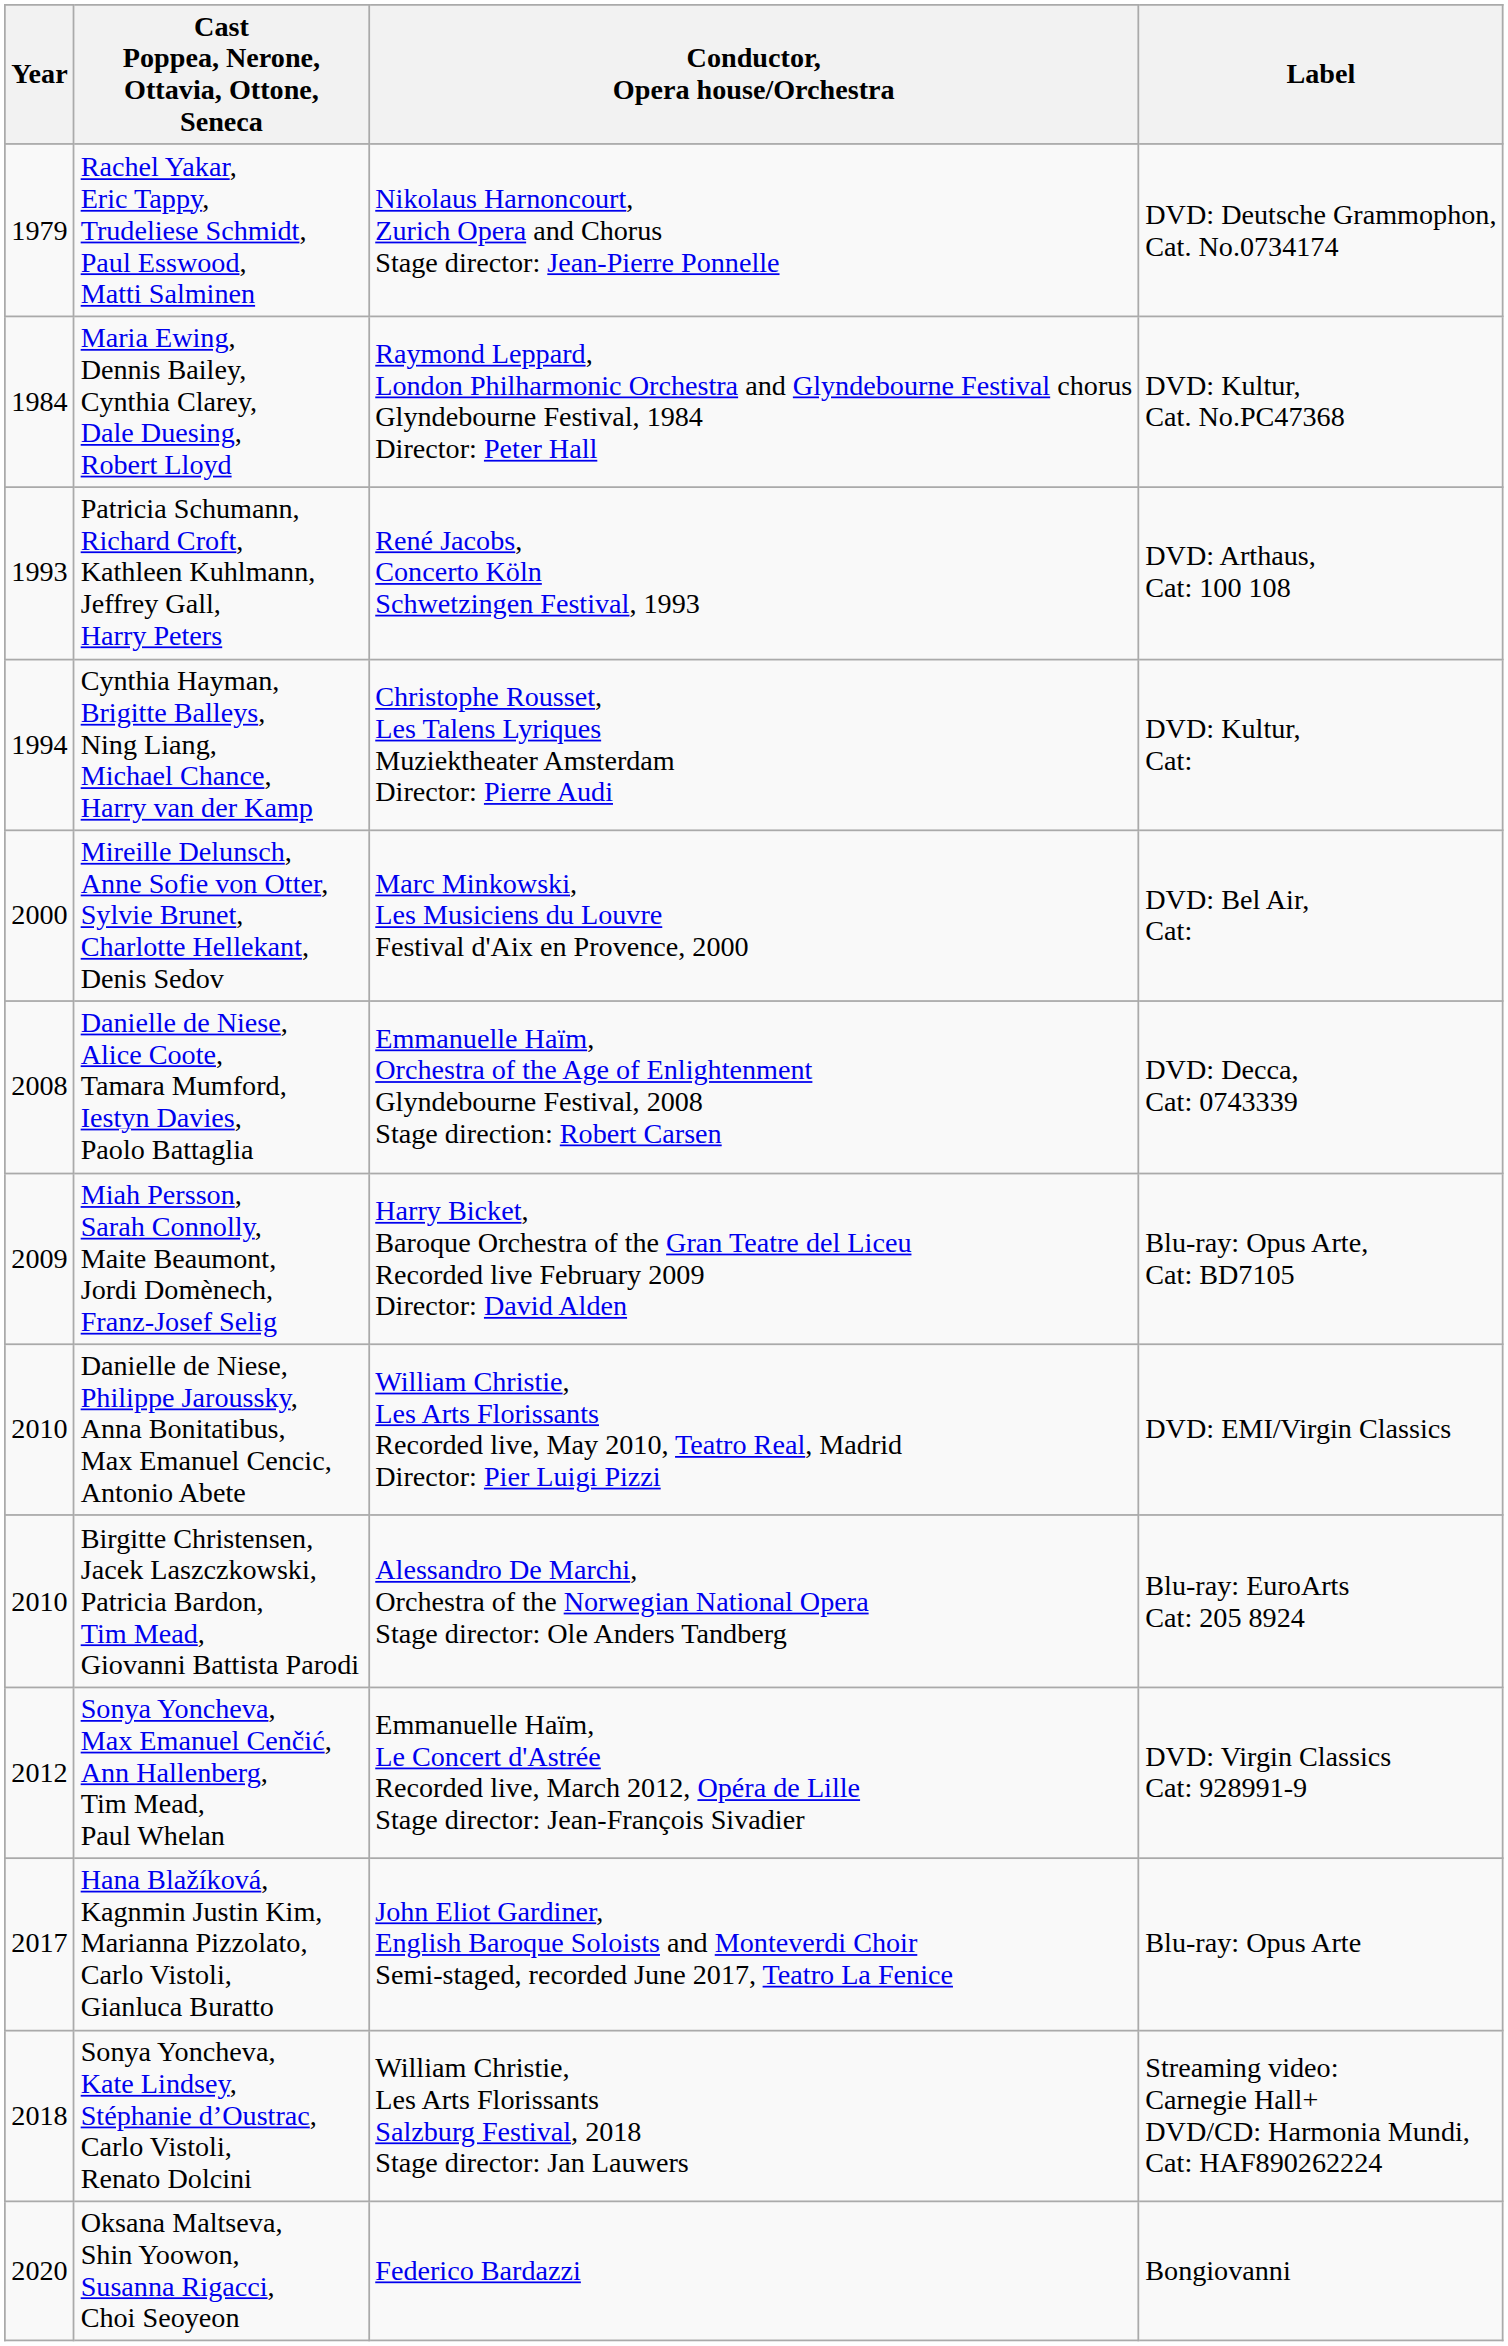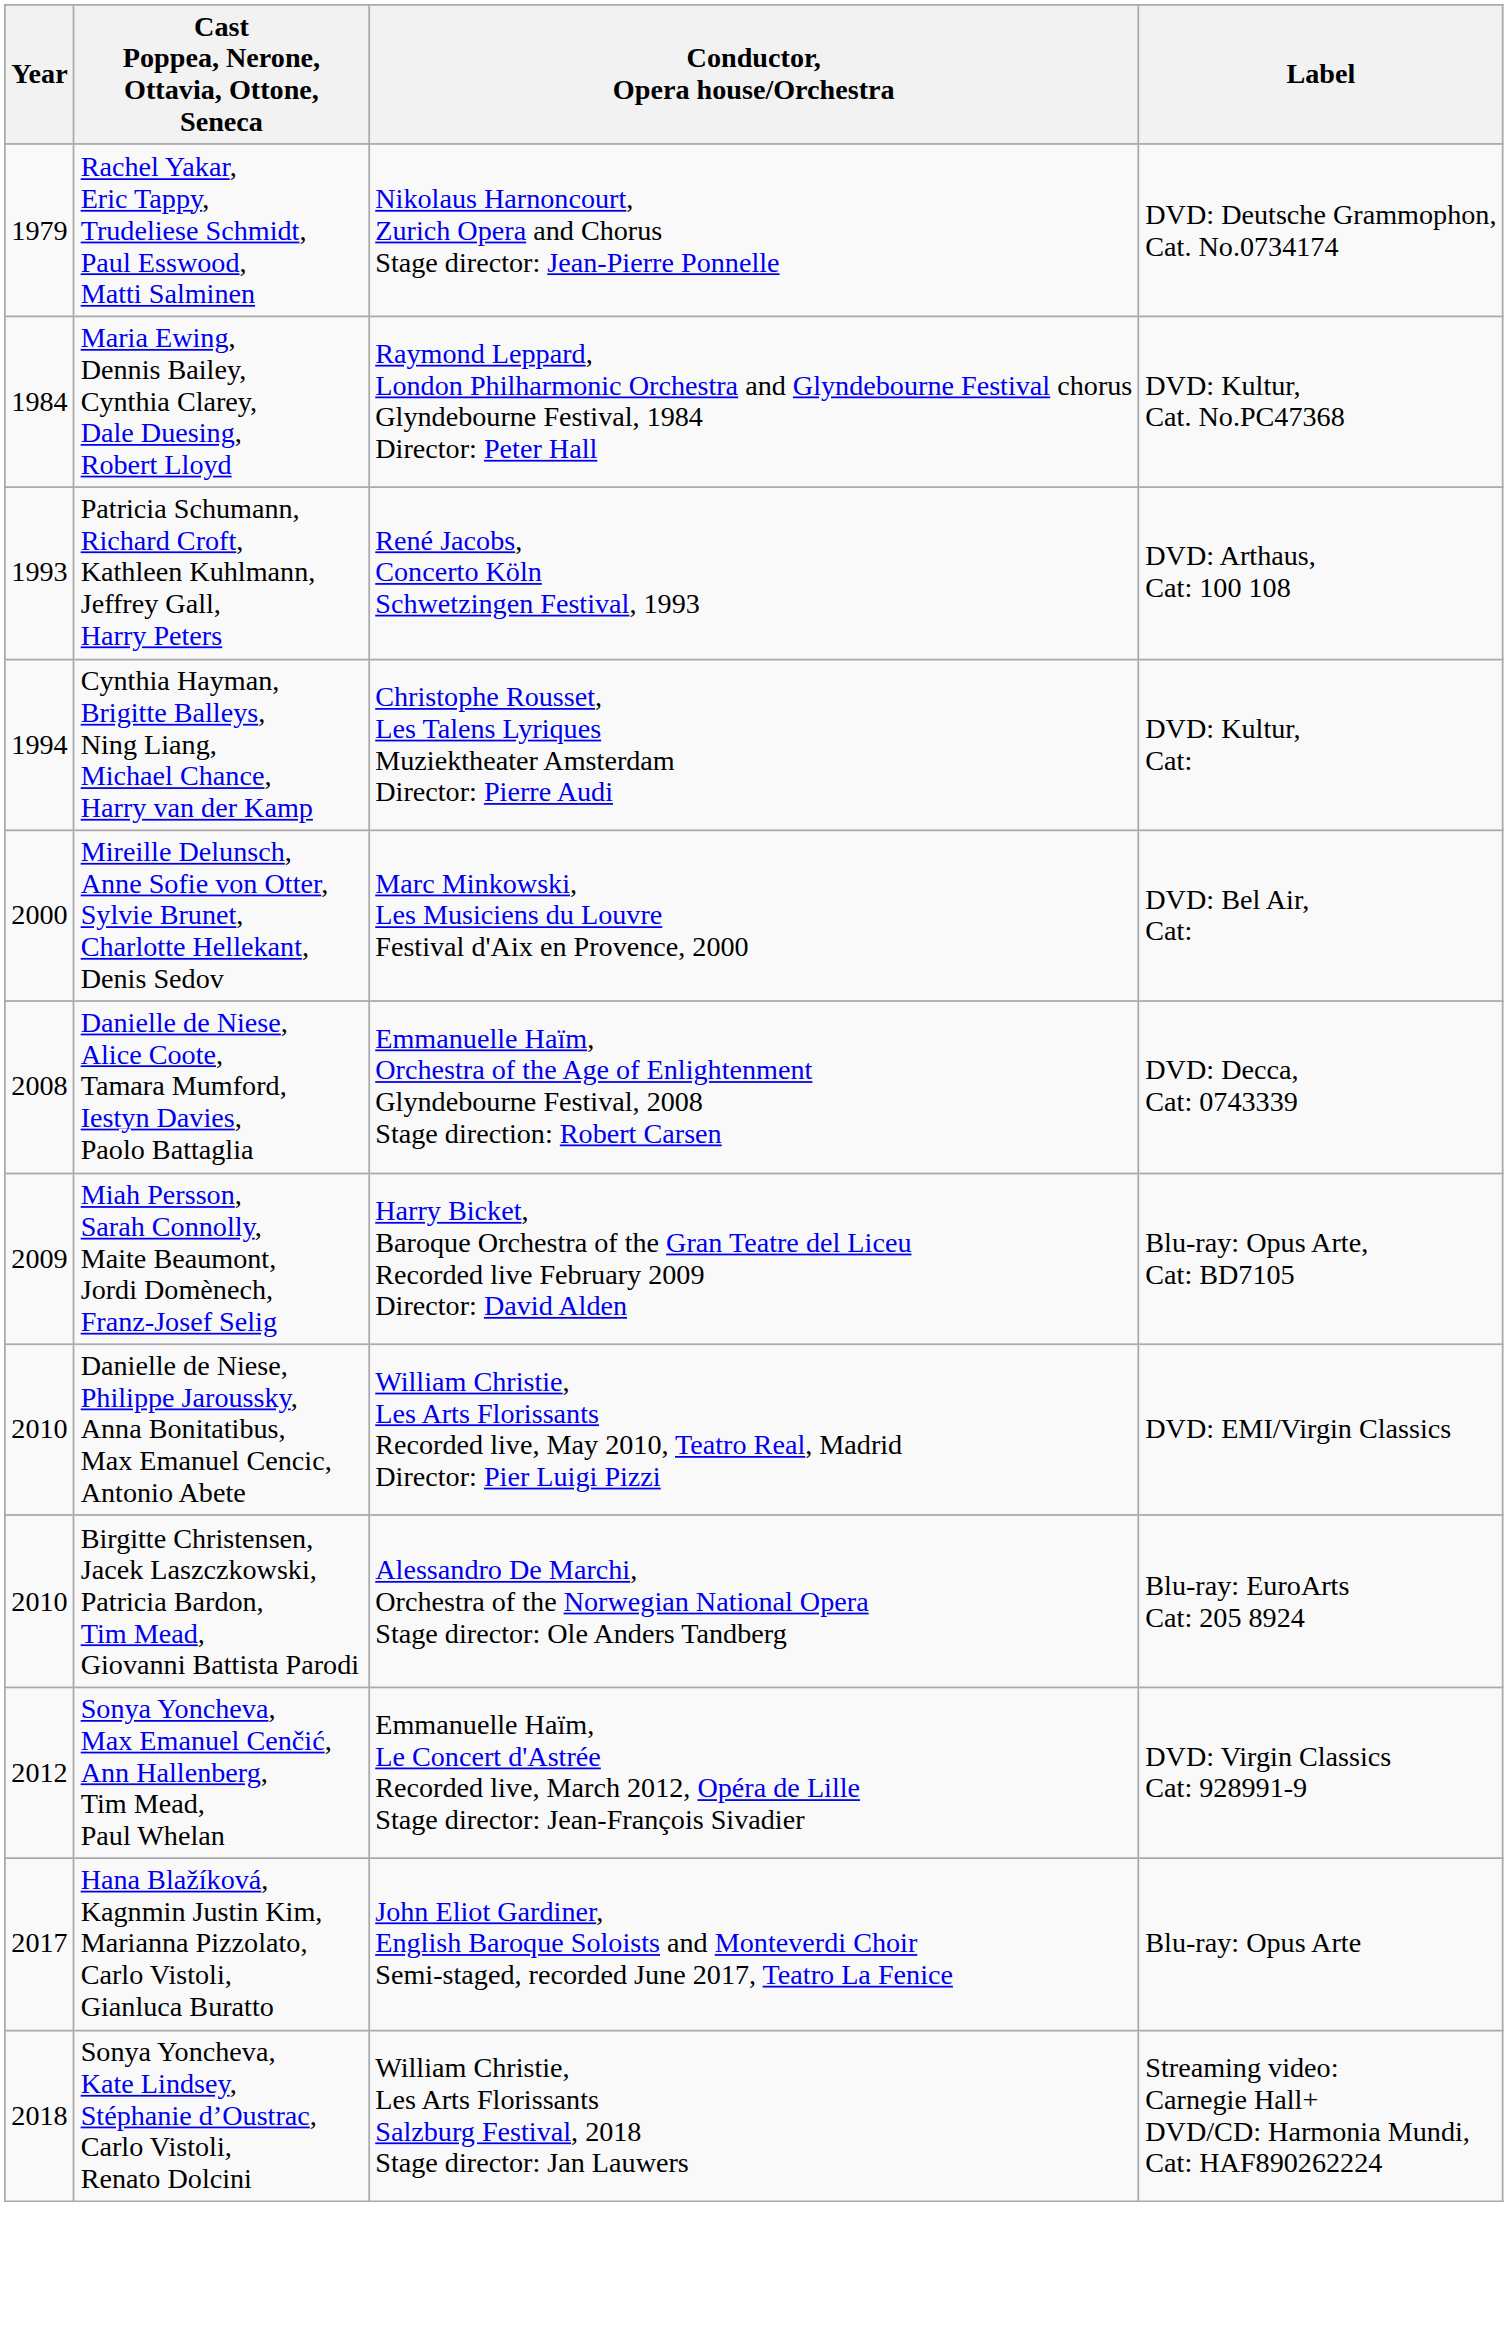- row: (182, 2270)
